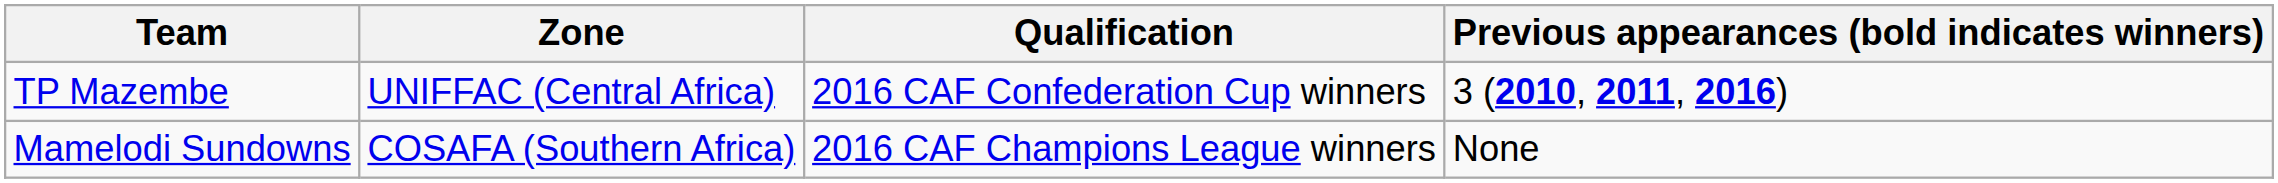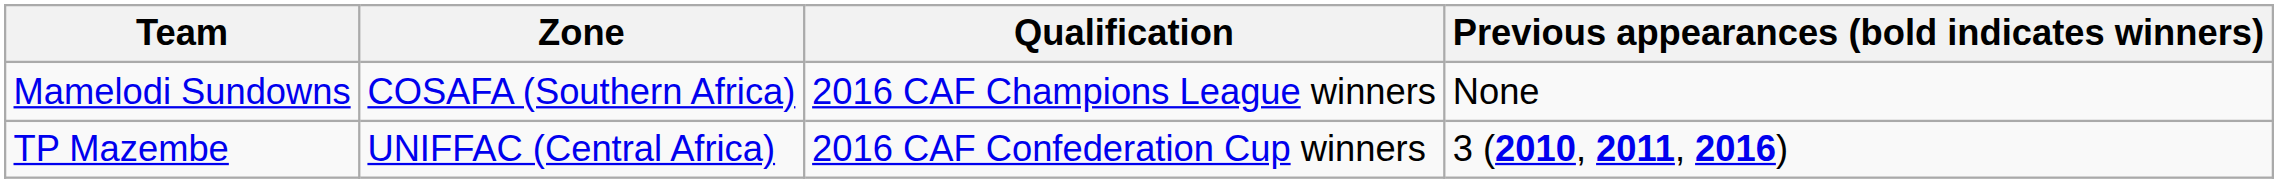rows swapped: (182, 148) <-> (121, 90)
